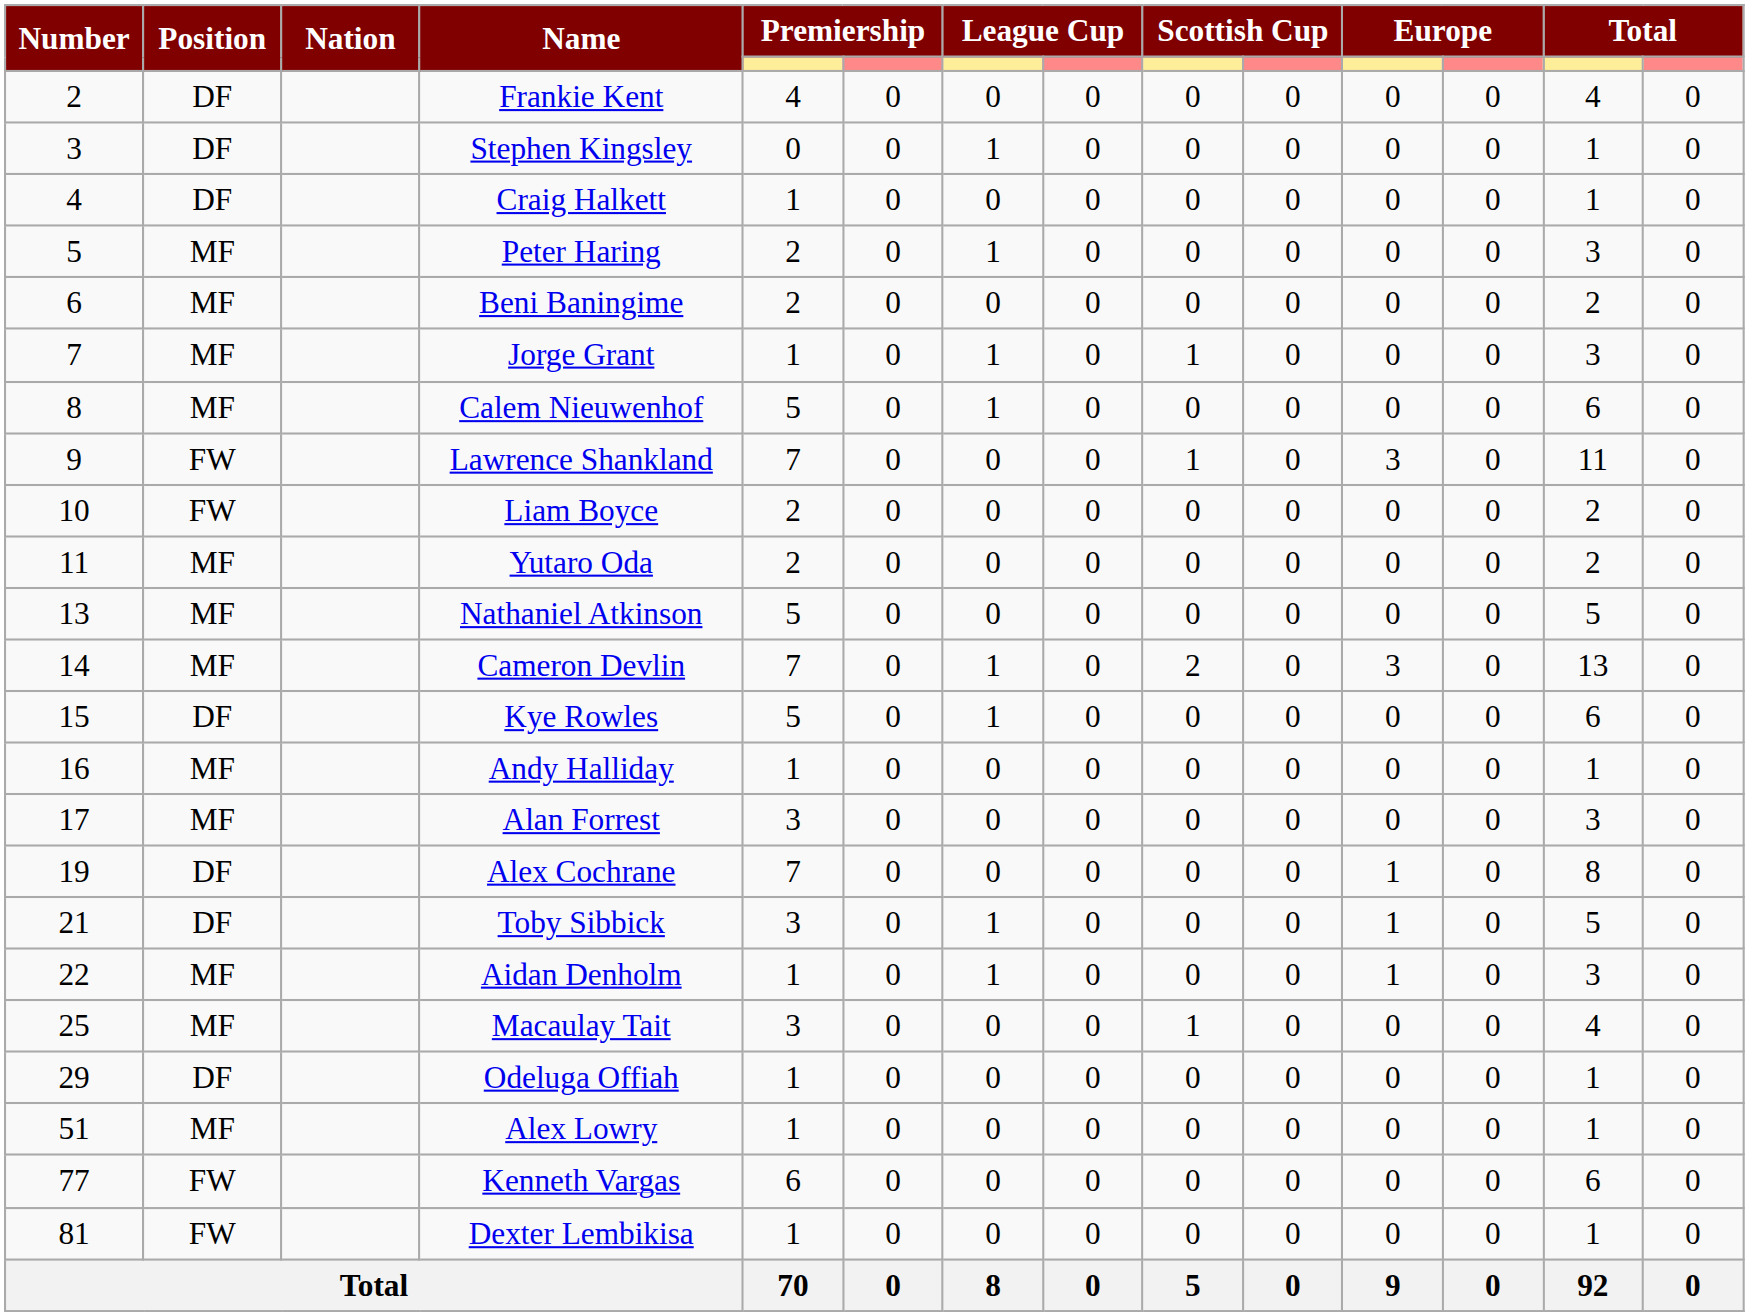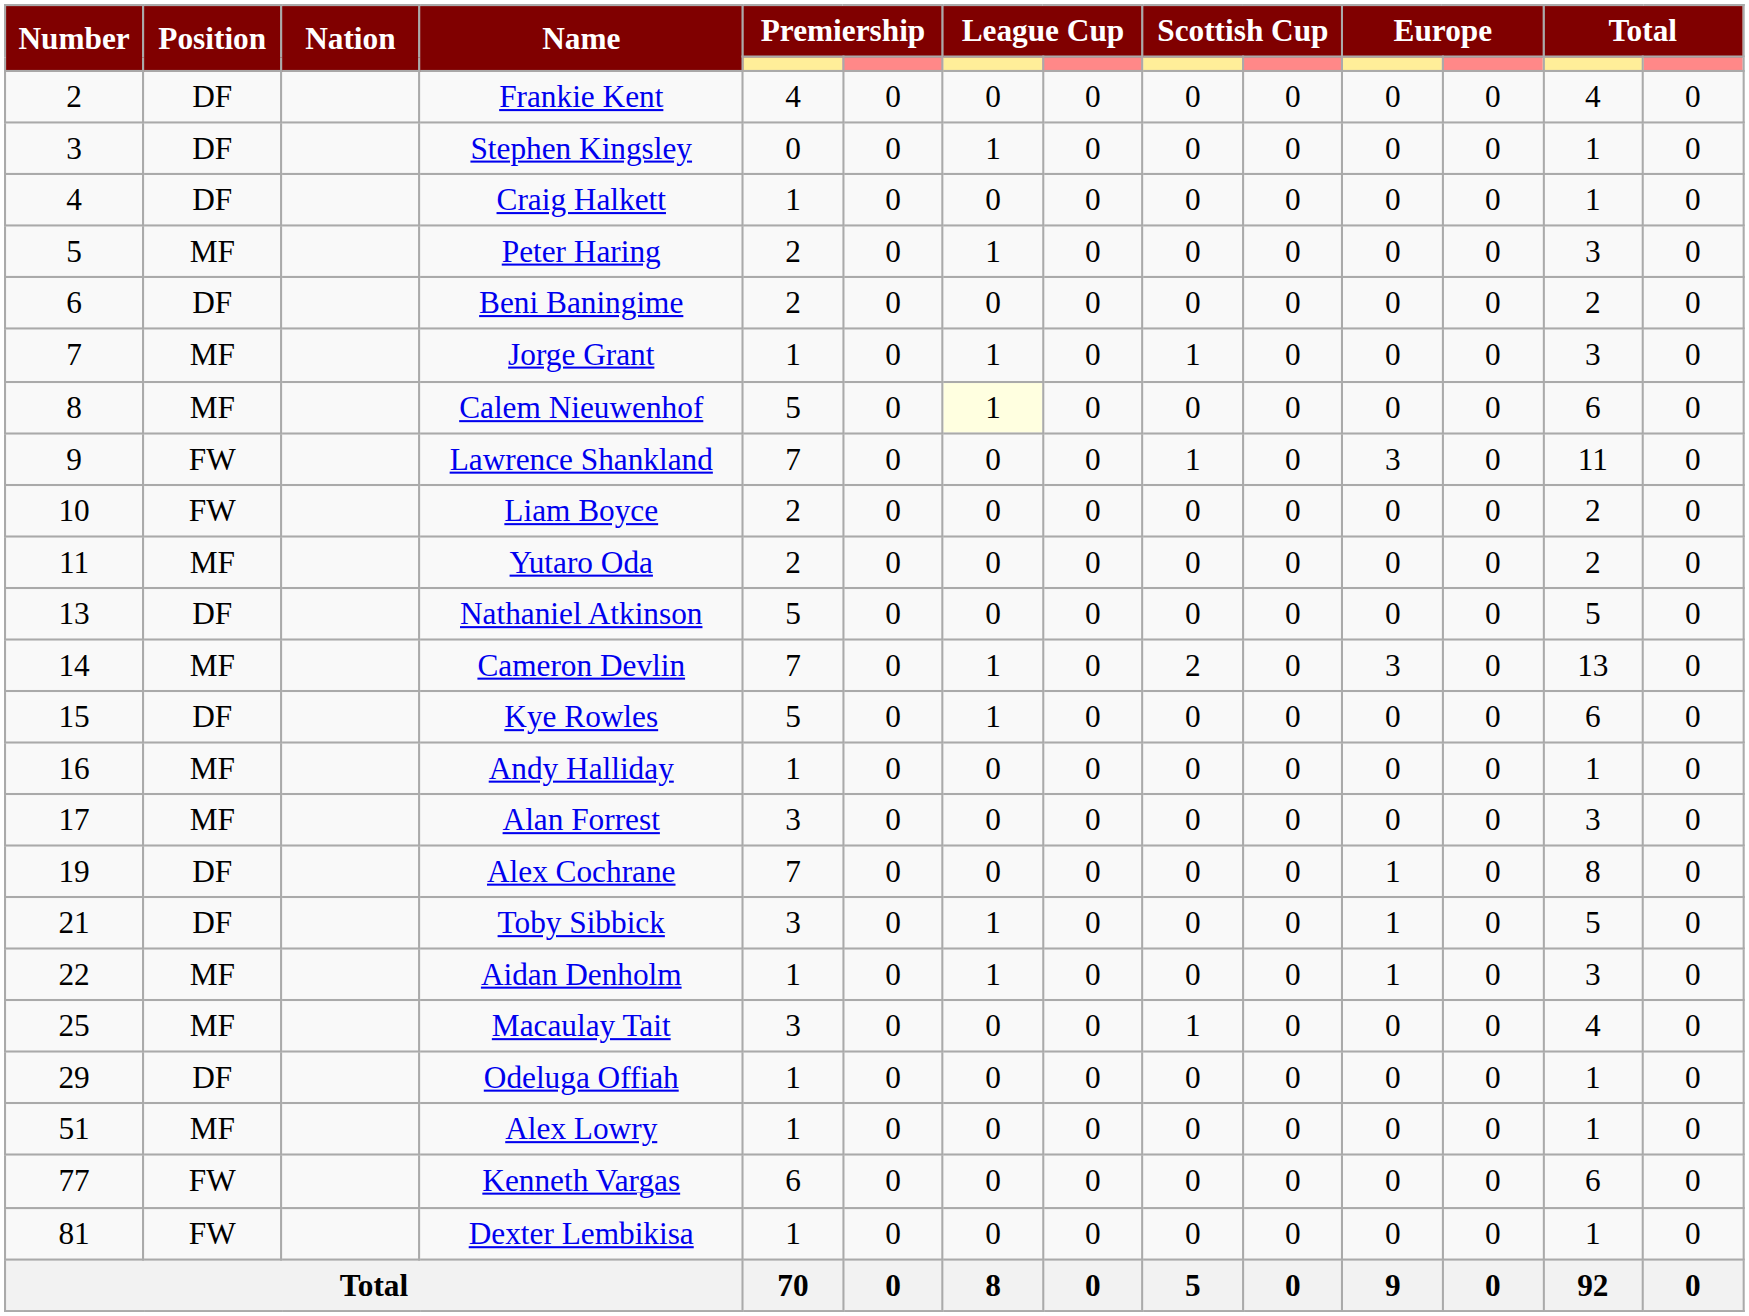(212, 303) MF -> (212, 303) DF
(993, 406) no background -> (993, 406) lightyellow background
(212, 612) MF -> (212, 612) DF
